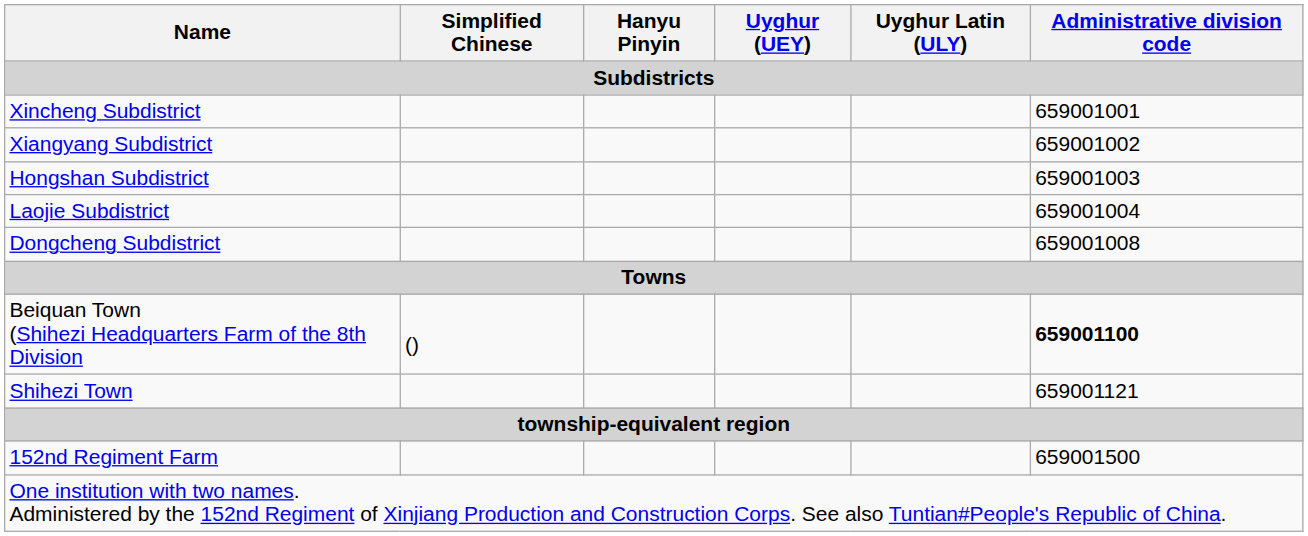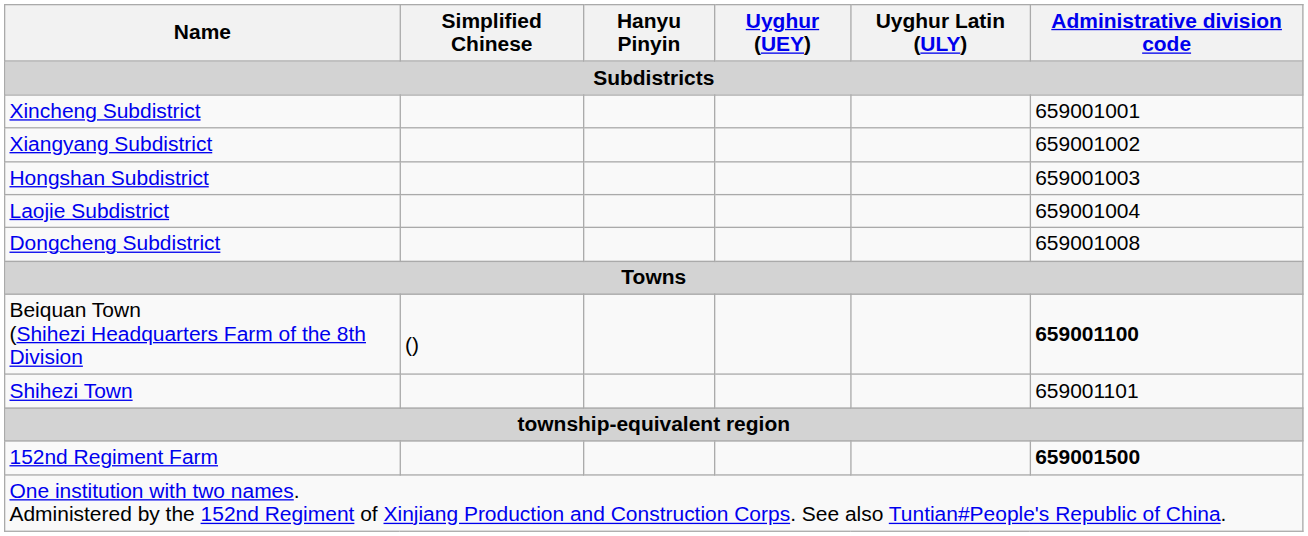(1087, 391) 659001121 -> (1087, 391) 659001101
(1088, 457) normal -> (1088, 457) bold
